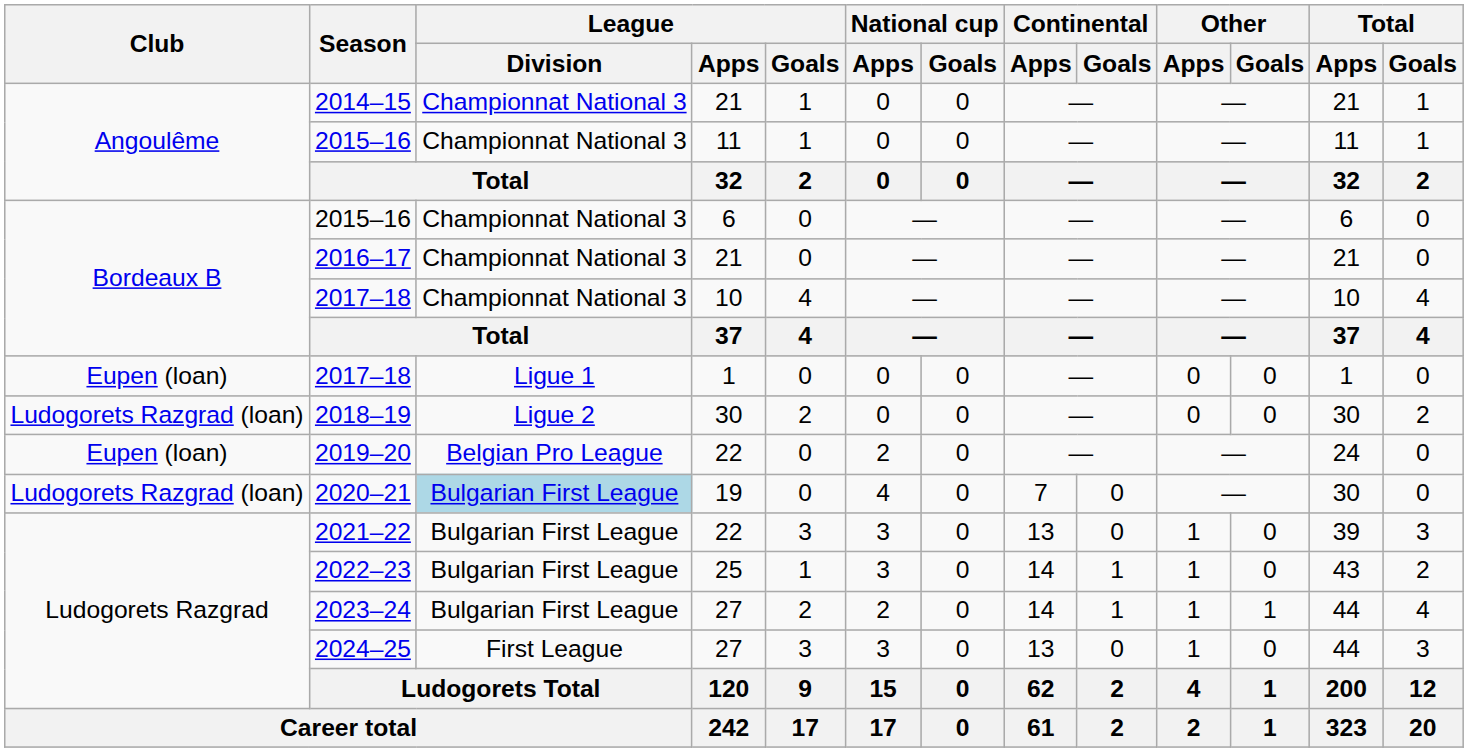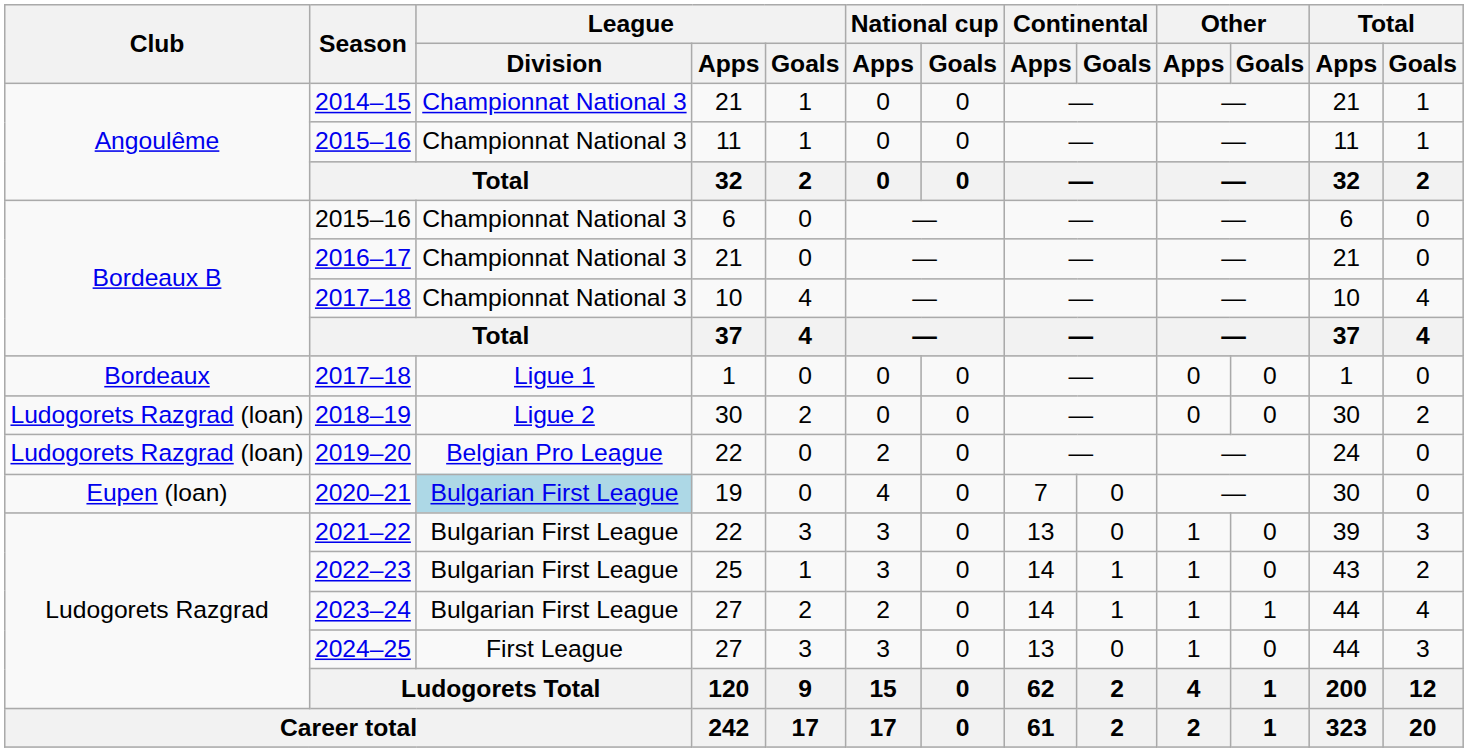(157, 375) Eupen (loan) -> (157, 375) Bordeaux
(157, 453) Eupen (loan) -> (157, 453) Ludogorets Razgrad (loan)
(157, 492) Ludogorets Razgrad (loan) -> (157, 492) Eupen (loan)
